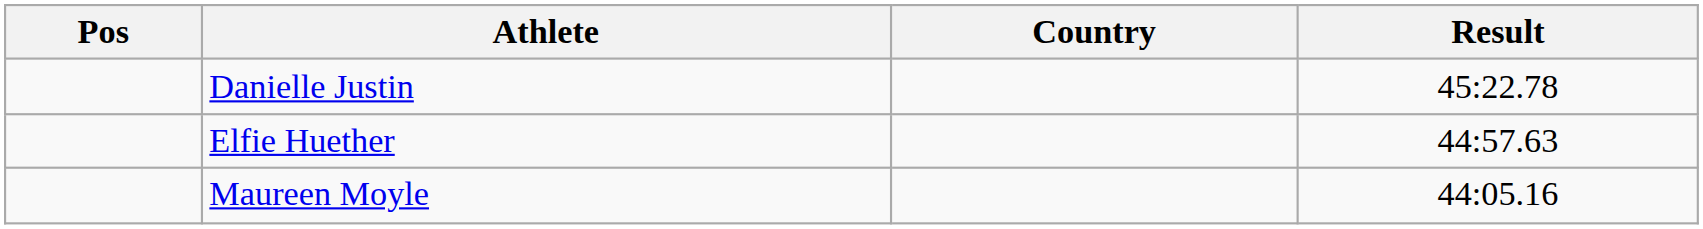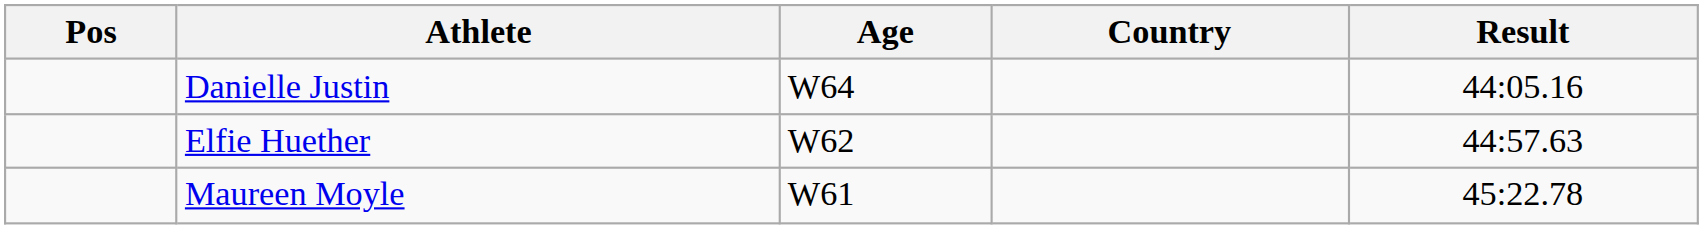+ column: (885, 31)
(1498, 85) 45:22.78 -> (1523, 85) 44:05.16
(1498, 194) 44:05.16 -> (1523, 194) 45:22.78
